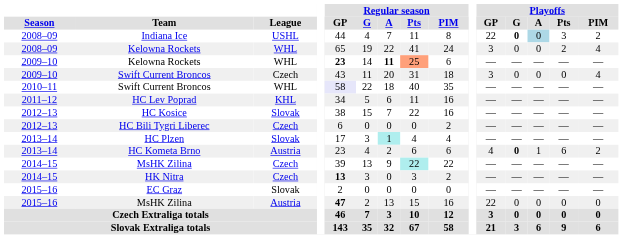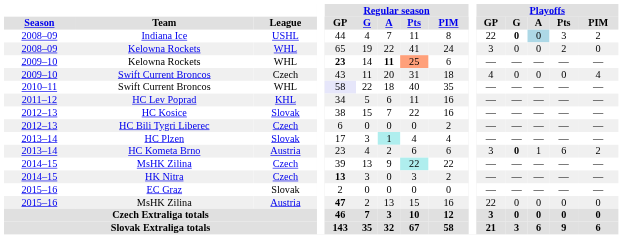(598, 48) 4 -> (598, 48) 0
(491, 74) 3 -> (491, 74) 4
(491, 151) 4 -> (491, 151) 3
